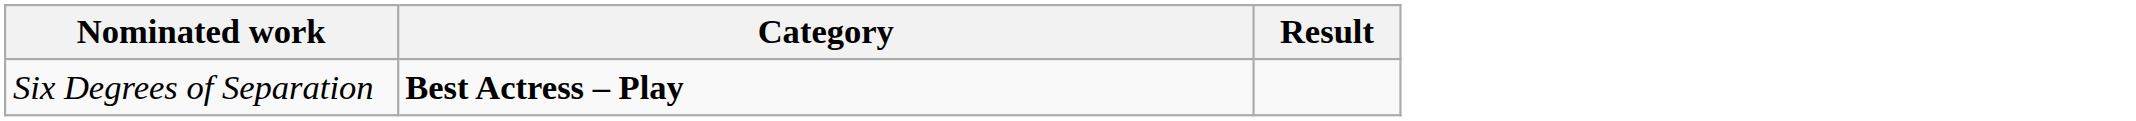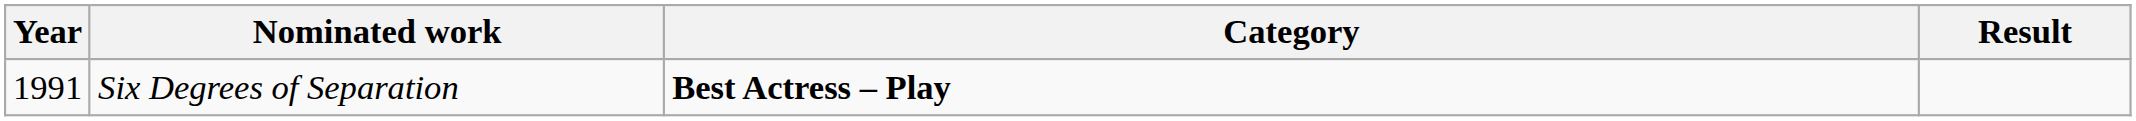+ column: (48, 31)
